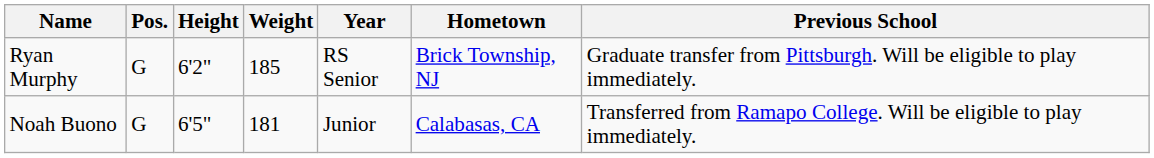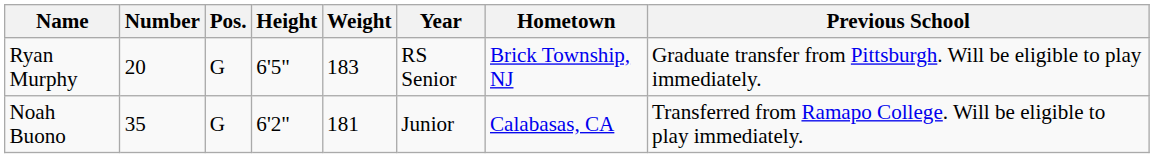+ column: (162, 21)
(195, 66) 6'2" -> (273, 66) 6'5"
(264, 66) 185 -> (343, 66) 183
(195, 123) 6'5" -> (273, 123) 6'2"
